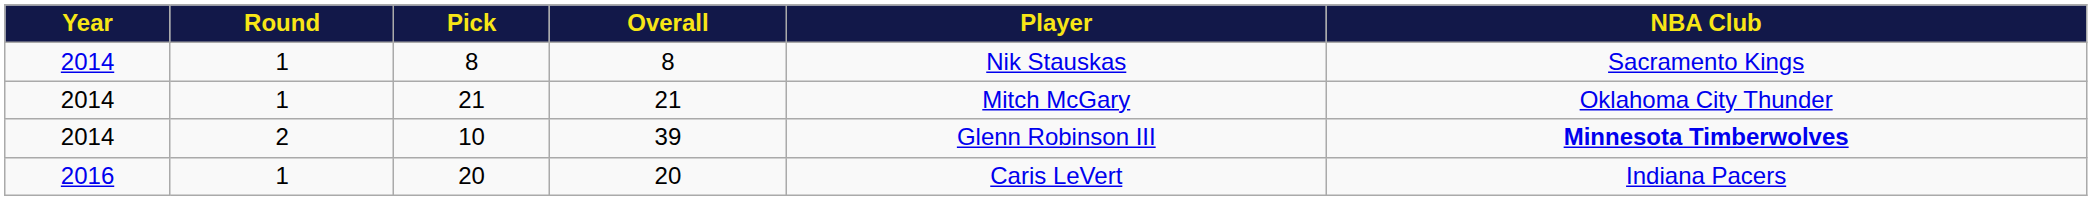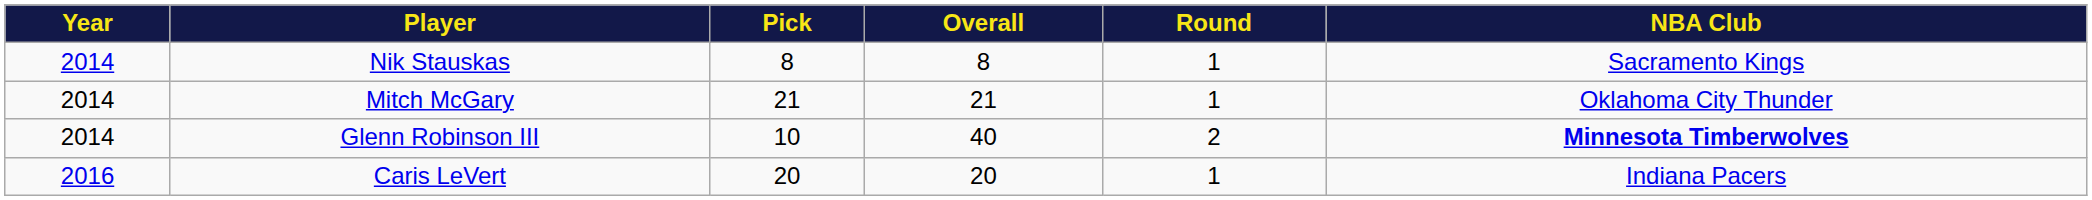columns swapped: (282, 23) <-> (1056, 23)
(668, 137) 39 -> (983, 137) 40
